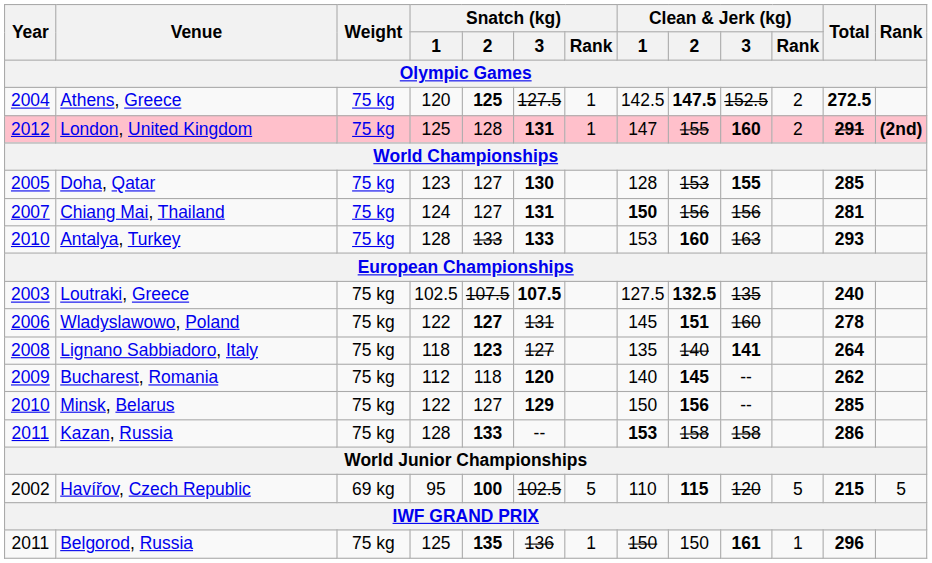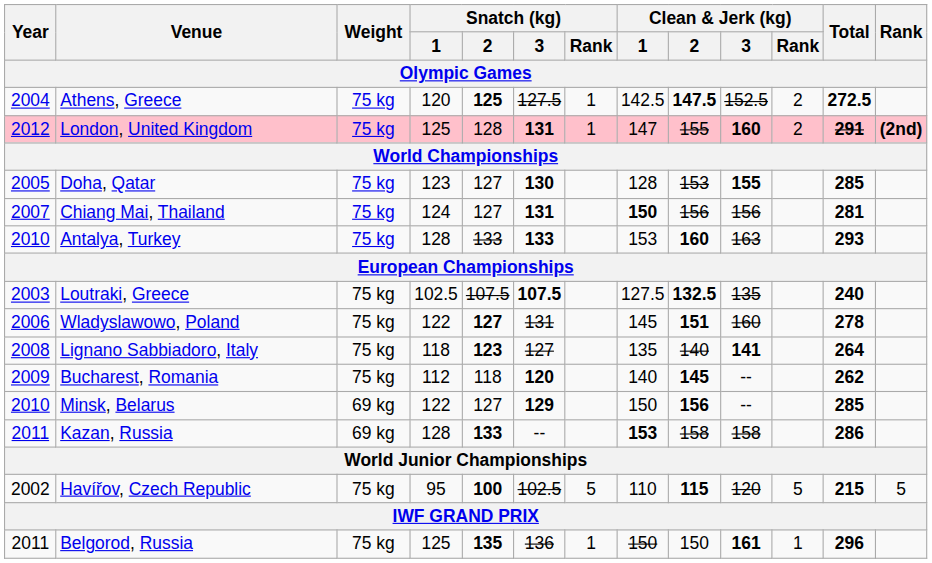(373, 405) 75 kg -> (373, 405) 69 kg
(373, 433) 75 kg -> (373, 433) 69 kg
(373, 488) 69 kg -> (373, 488) 75 kg
